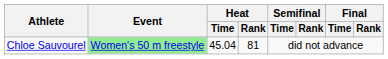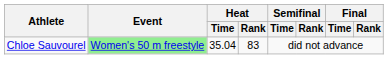(223, 46) 45.04 -> (223, 46) 35.04
(253, 46) 81 -> (253, 46) 83
